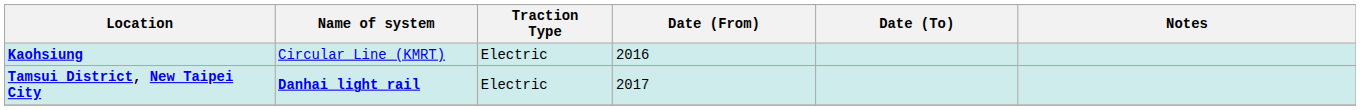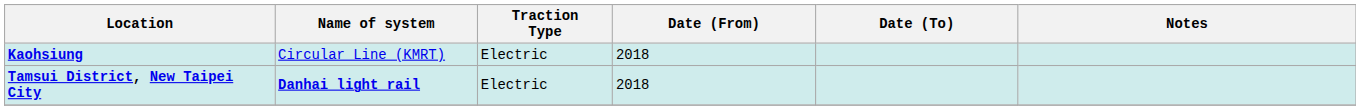(633, 55) 2016 -> (633, 55) 2018
(633, 85) 2017 -> (633, 85) 2018
